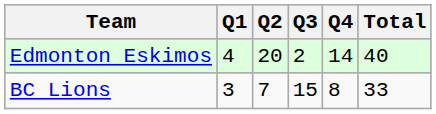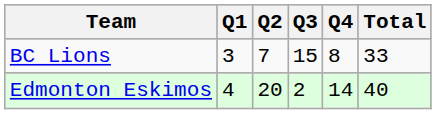rows swapped: (111, 56) <-> (60, 91)
